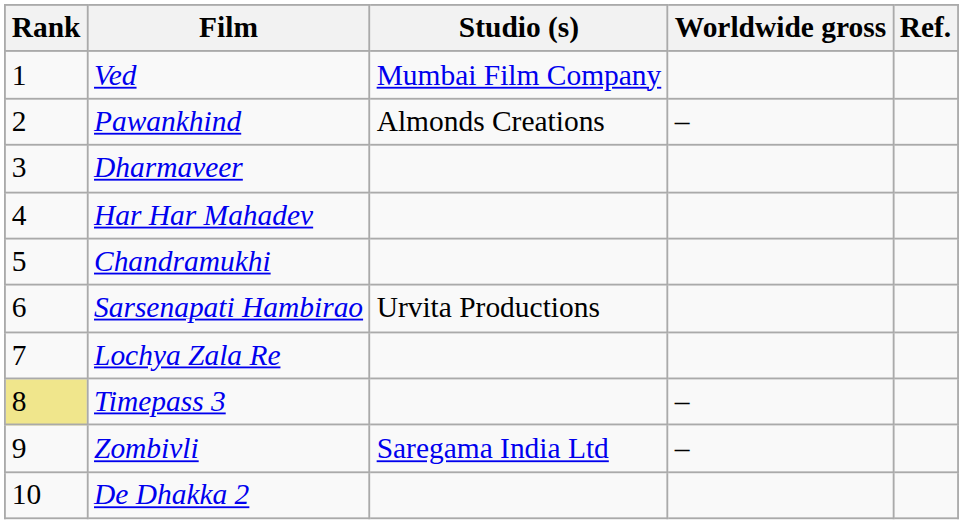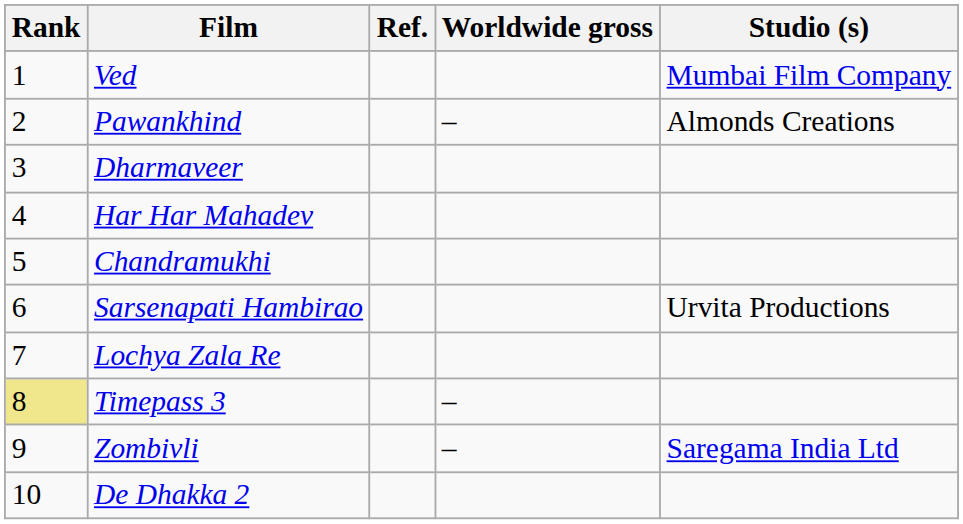columns swapped: (519, 27) <-> (925, 27)
